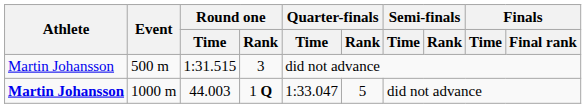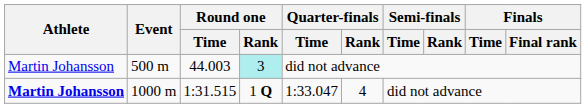(210, 66) 1:31.515 -> (210, 66) 44.003
(261, 66) no background -> (261, 66) paleturquoise background
(210, 91) 44.003 -> (210, 91) 1:31.515
(363, 91) 5 -> (363, 91) 4
